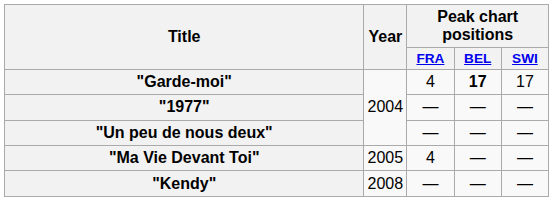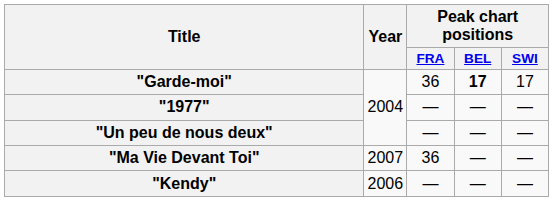(430, 82) 4 -> (430, 82) 36
(385, 158) 2005 -> (385, 158) 2007
(430, 158) 4 -> (430, 158) 36
(385, 183) 2008 -> (385, 183) 2006
